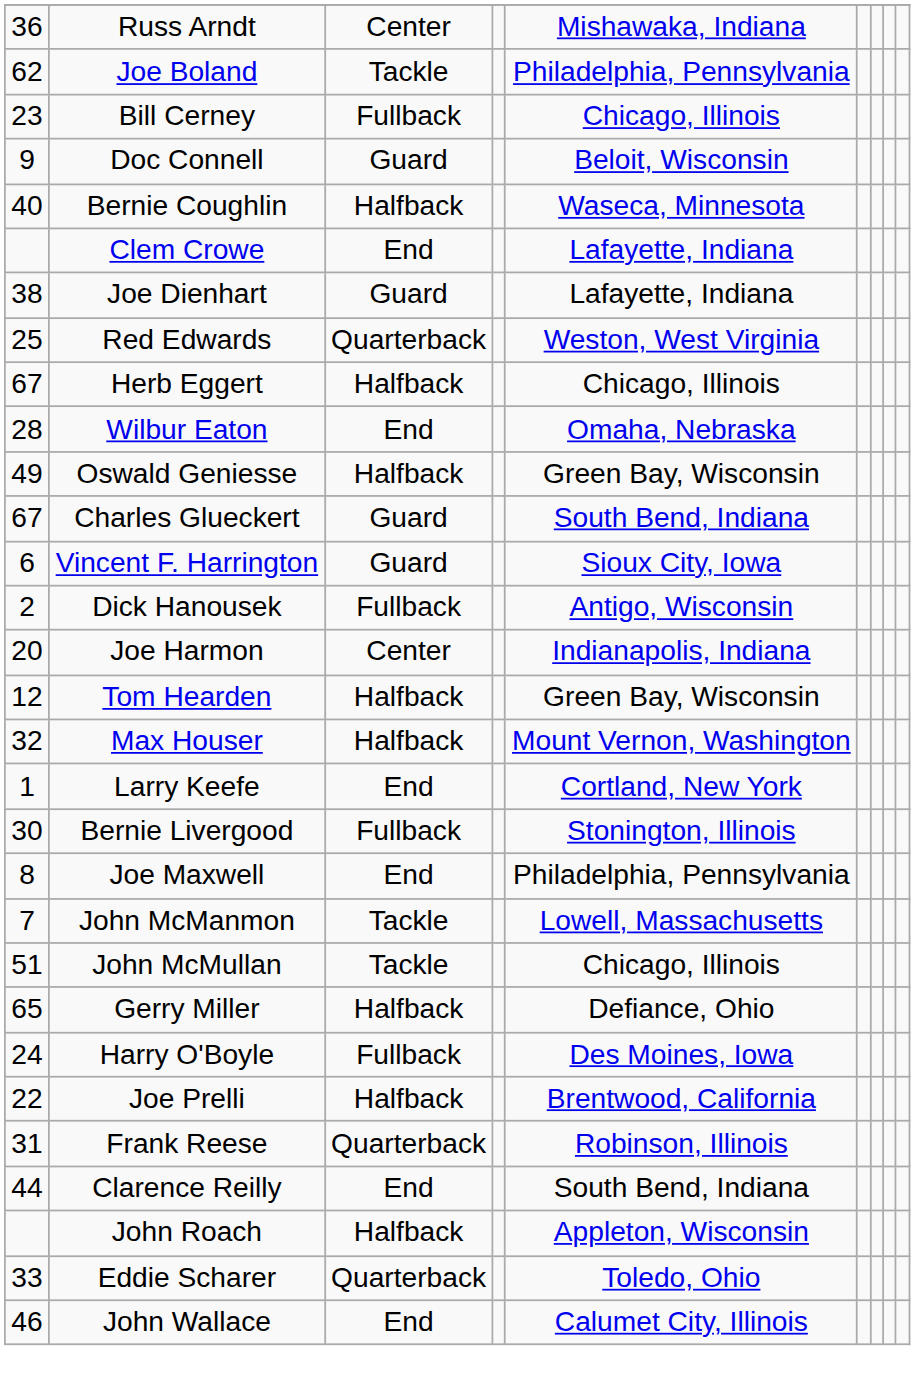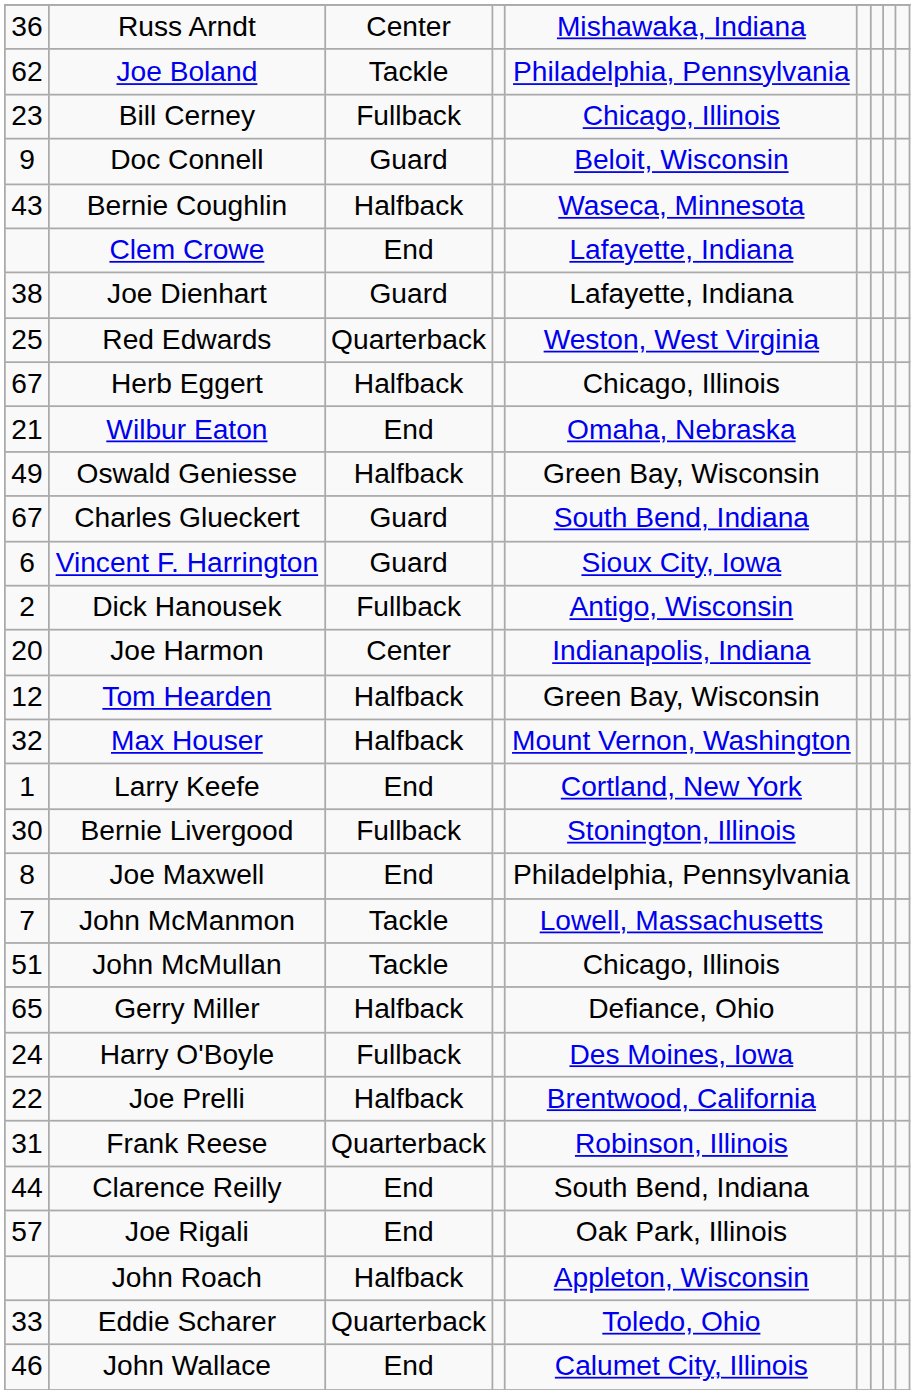(27, 205) 40 -> (27, 205) 43
(27, 428) 28 -> (27, 428) 21
+ row: (187, 1232)
